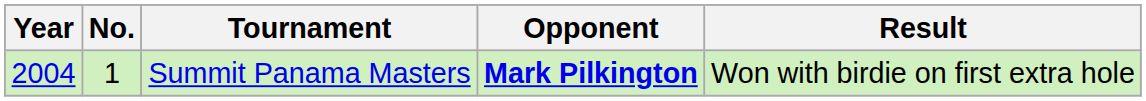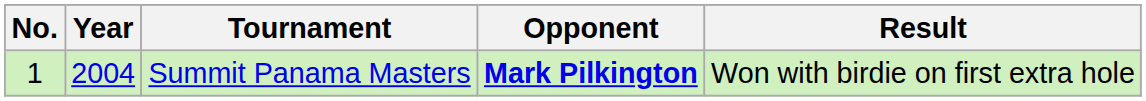columns swapped: (112, 28) <-> (44, 28)
